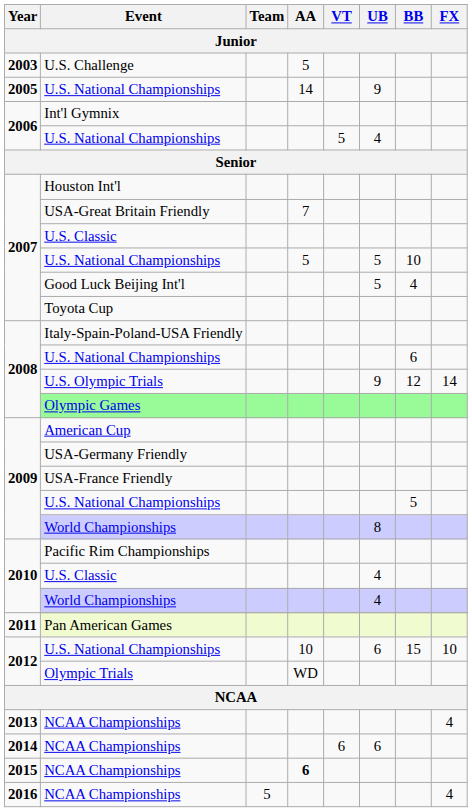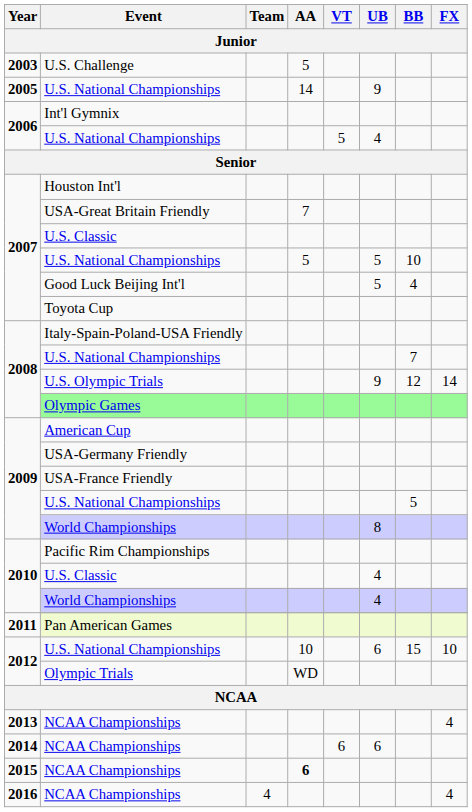(413, 357) 6 -> (413, 357) 7
(267, 794) 5 -> (267, 794) 4
